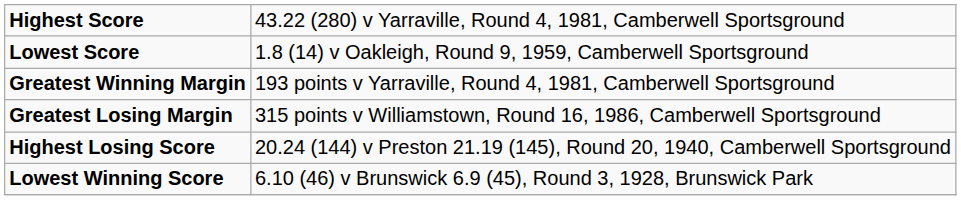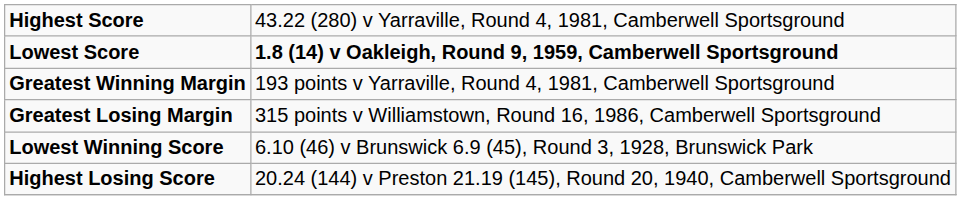(532, 52) normal -> (547, 52) bold
rows swapped: (116, 178) <-> (112, 147)
